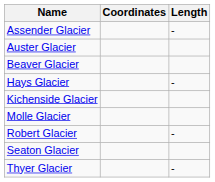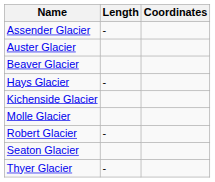columns swapped: (134, 13) <-> (189, 13)
